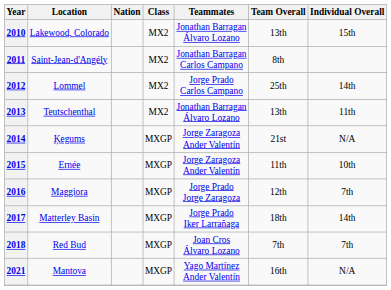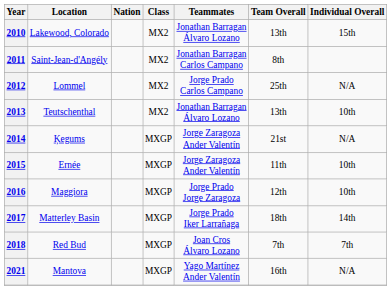(347, 85) 14th -> (347, 85) N/A
(347, 112) 11th -> (347, 112) 10th
(347, 191) 7th -> (347, 191) 10th
